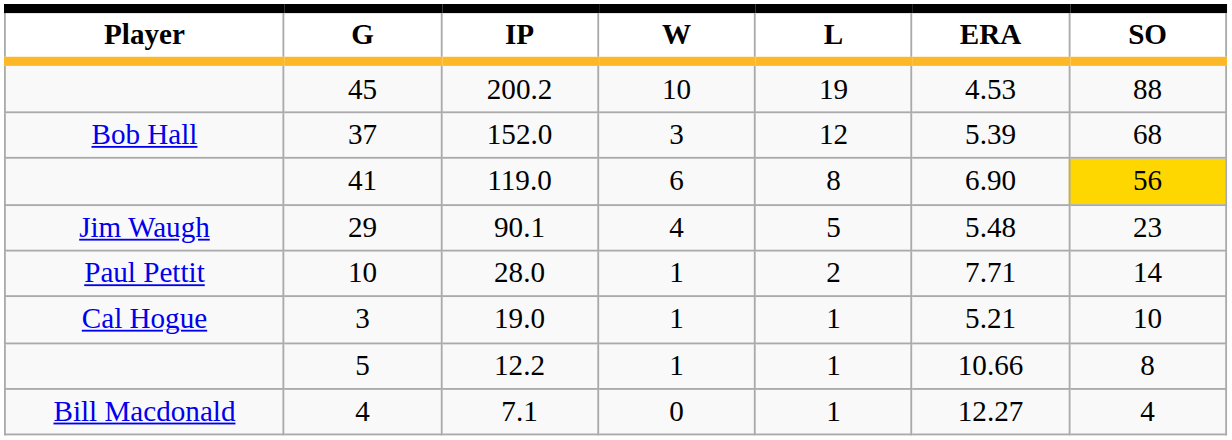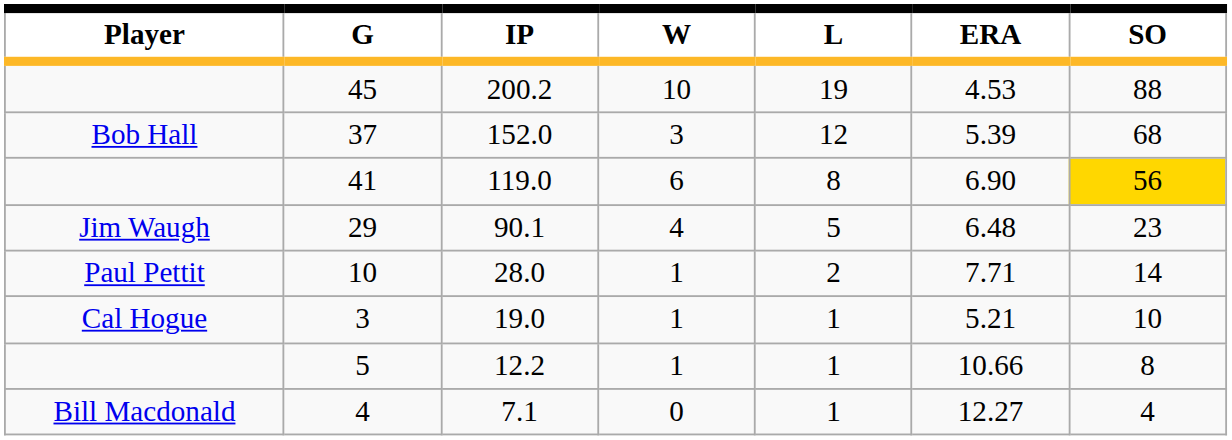(991, 226) 5.48 -> (991, 226) 6.48
